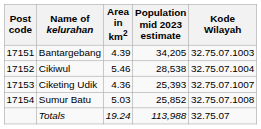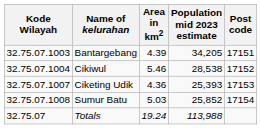columns swapped: (223, 24) <-> (20, 24)
